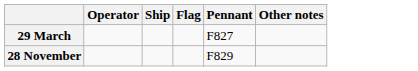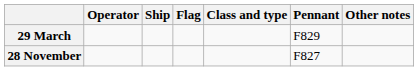+ column: (247, 14)
(220, 35) F827 -> (307, 35) F829
(220, 55) F829 -> (307, 55) F827
